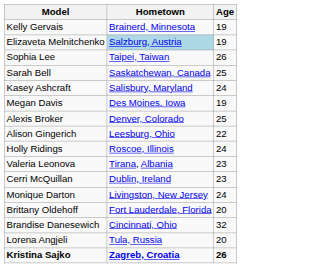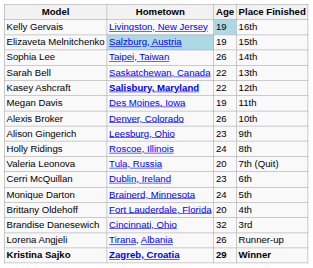+ column: (272, 12)
(152, 27) Brainerd, Minnesota -> (158, 27) Livingston, New Jersey
(221, 27) no background -> (221, 27) lightblue background
(221, 73) 25 -> (221, 73) 22
(151, 88) normal -> (154, 88) bold
(221, 88) 24 -> (221, 88) 22
(221, 118) 25 -> (221, 118) 26
(221, 133) 22 -> (221, 133) 23
(141, 164) Tirana, Albania -> (136, 164) Tula, Russia
(221, 164) 23 -> (221, 164) 20
(158, 194) Livingston, New Jersey -> (152, 194) Brainerd, Minnesota
(136, 240) Tula, Russia -> (141, 240) Tirana, Albania
(221, 240) 20 -> (221, 240) 26
(221, 255) 26 -> (221, 255) 29
